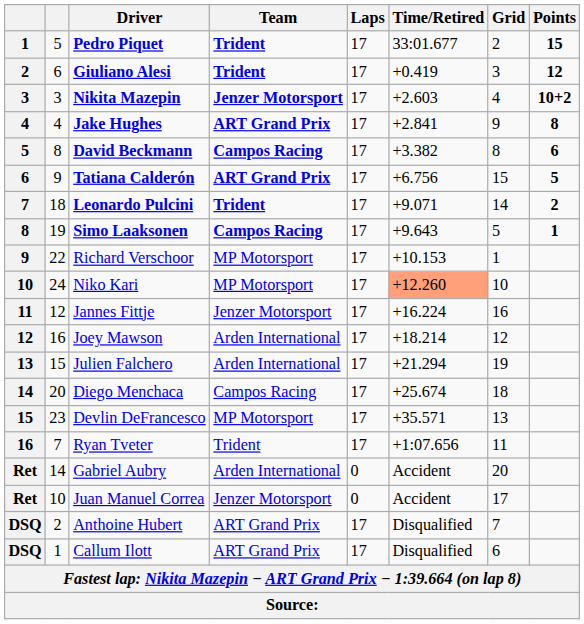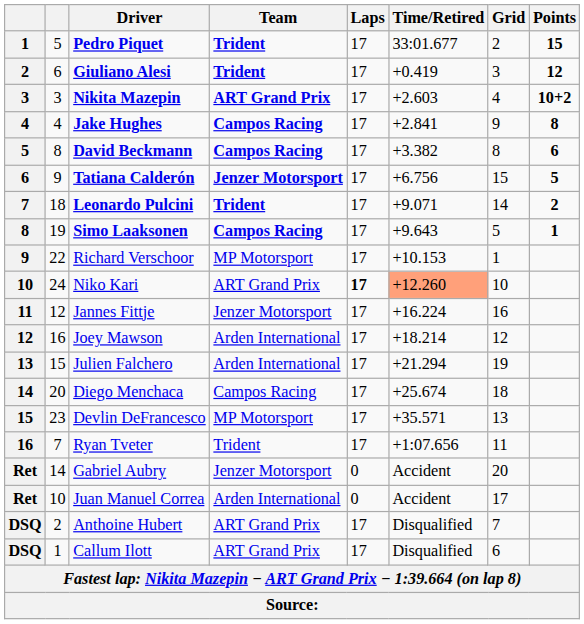(278, 97) Jenzer Motorsport -> (272, 97) ART Grand Prix
(272, 124) ART Grand Prix -> (268, 124) Campos Racing
(272, 177) ART Grand Prix -> (278, 177) Jenzer Motorsport
(263, 284) MP Motorsport -> (267, 284) ART Grand Prix
(359, 284) normal -> (359, 284) bold
(277, 471) Arden International -> (272, 471) Jenzer Motorsport
(272, 498) Jenzer Motorsport -> (277, 498) Arden International
